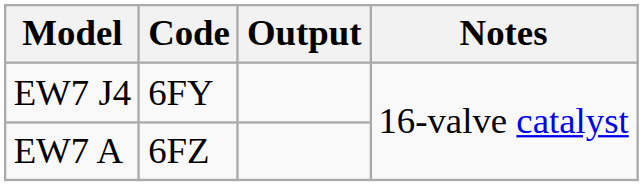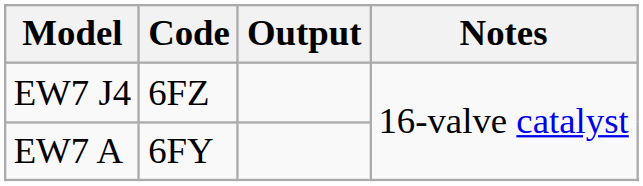(181, 92) 6FY -> (179, 92) 6FZ
(179, 150) 6FZ -> (181, 150) 6FY
